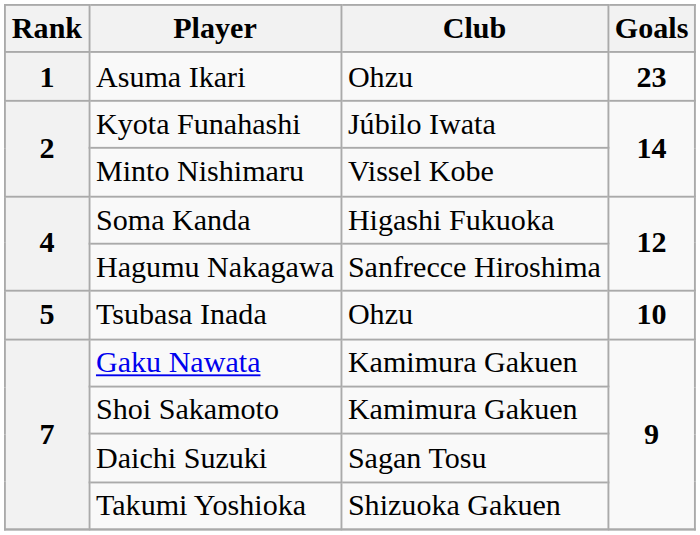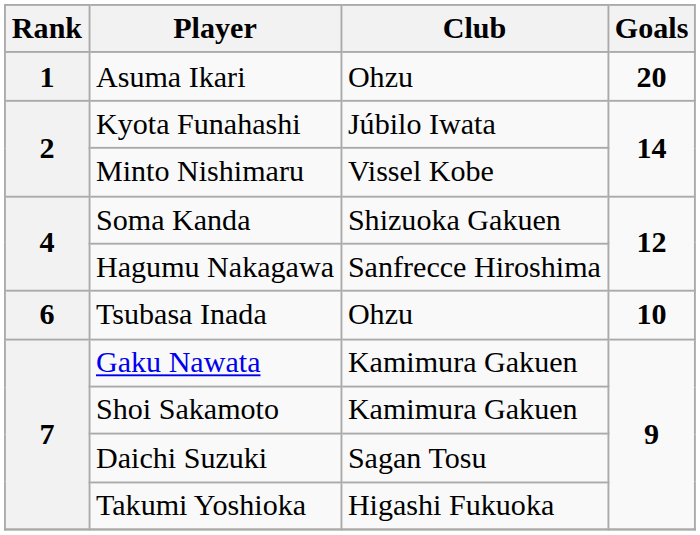(652, 76) 23 -> (652, 76) 20
(451, 219) Higashi Fukuoka -> (454, 219) Shizuoka Gakuen
(47, 314) 5 -> (47, 314) 6
(454, 505) Shizuoka Gakuen -> (451, 505) Higashi Fukuoka
